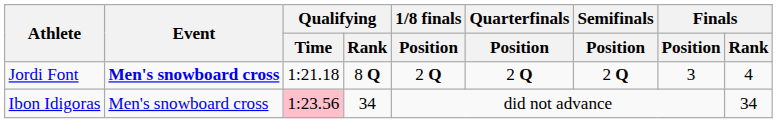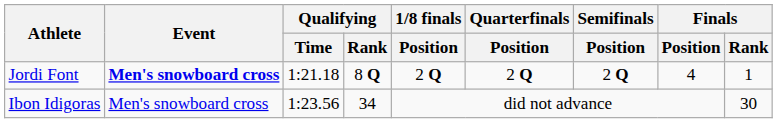(691, 75) 3 -> (691, 75) 4
(749, 75) 4 -> (749, 75) 1
(313, 103) pink background -> (313, 103) no background
(749, 103) 34 -> (749, 103) 30
